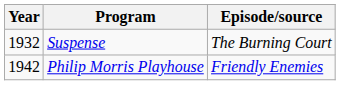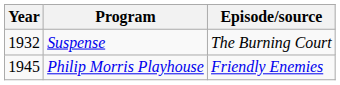(24, 67) 1942 -> (24, 67) 1945
